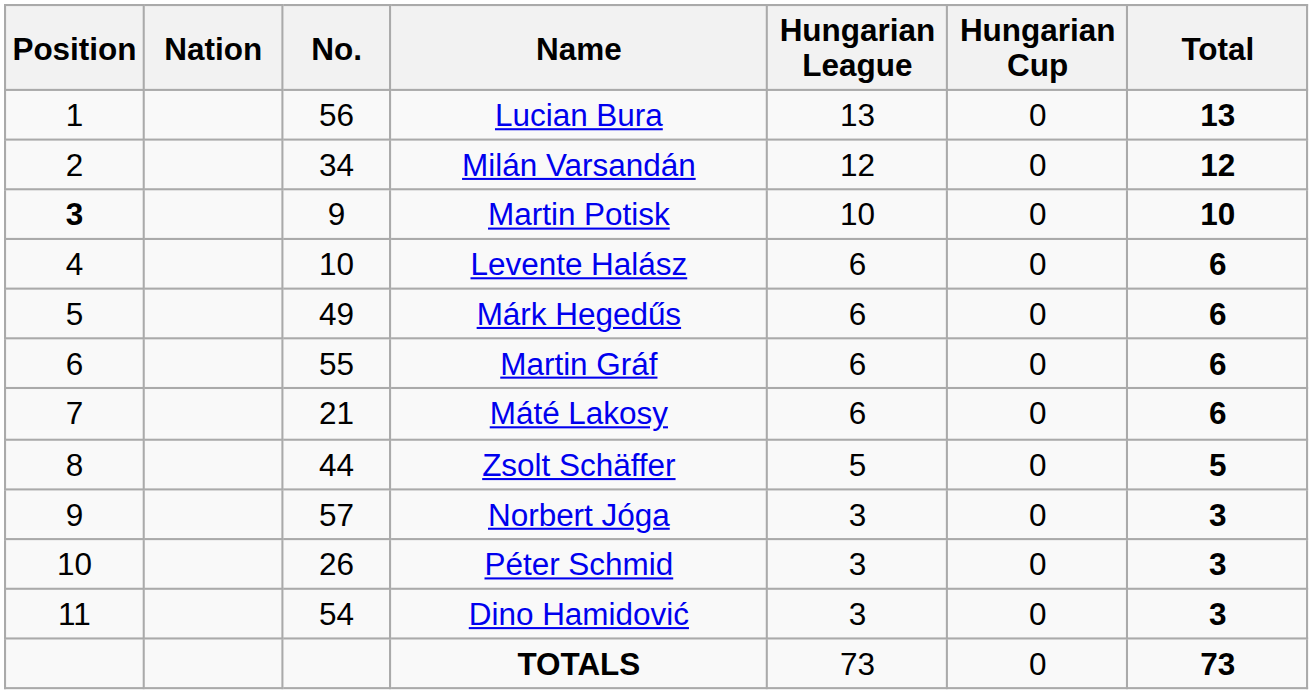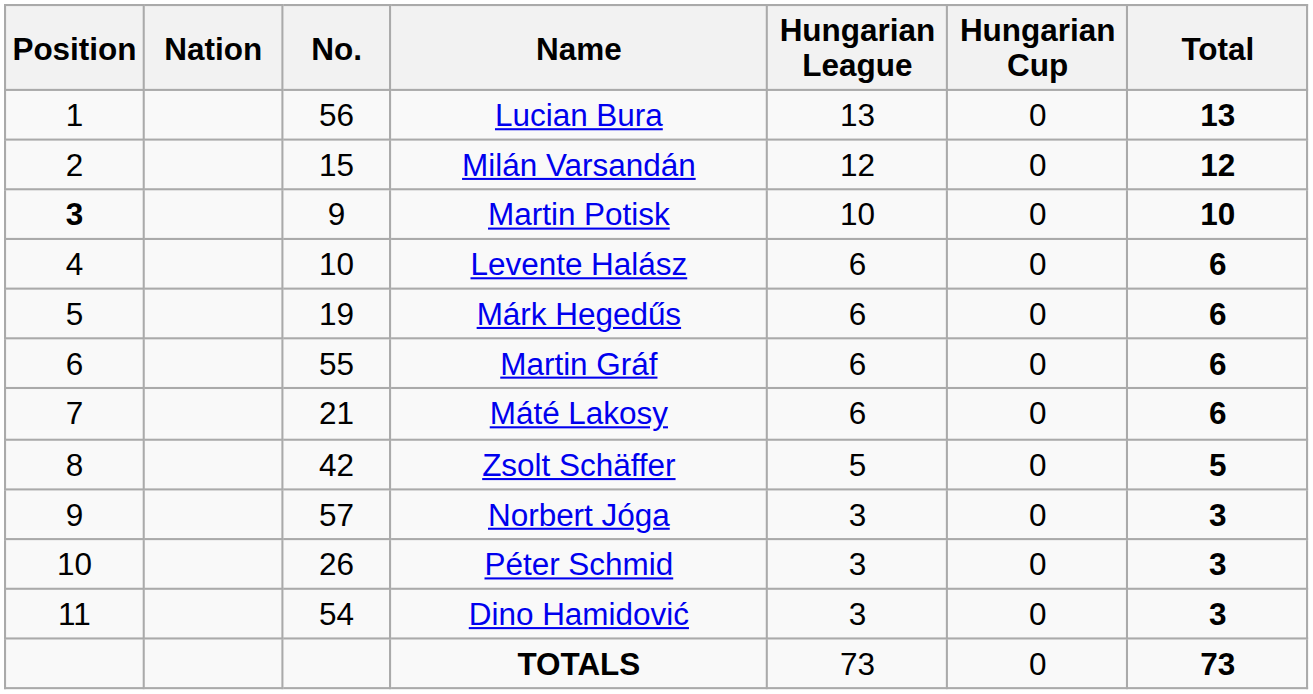(337, 165) 34 -> (337, 165) 15
(337, 314) 49 -> (337, 314) 19
(337, 464) 44 -> (337, 464) 42
